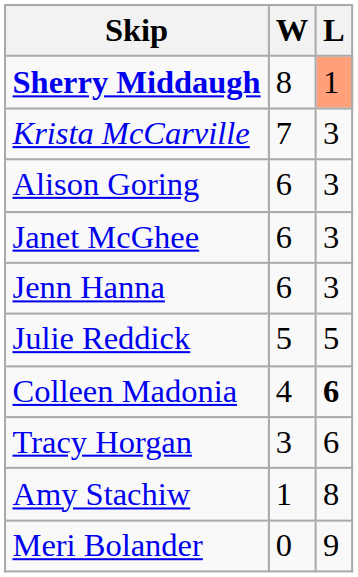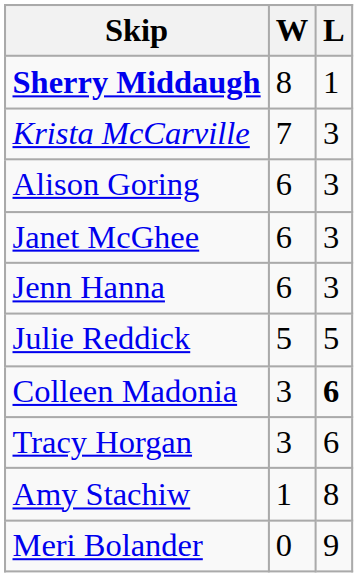(331, 81) lightsalmon background -> (331, 81) no background
(284, 390) 4 -> (284, 390) 3
